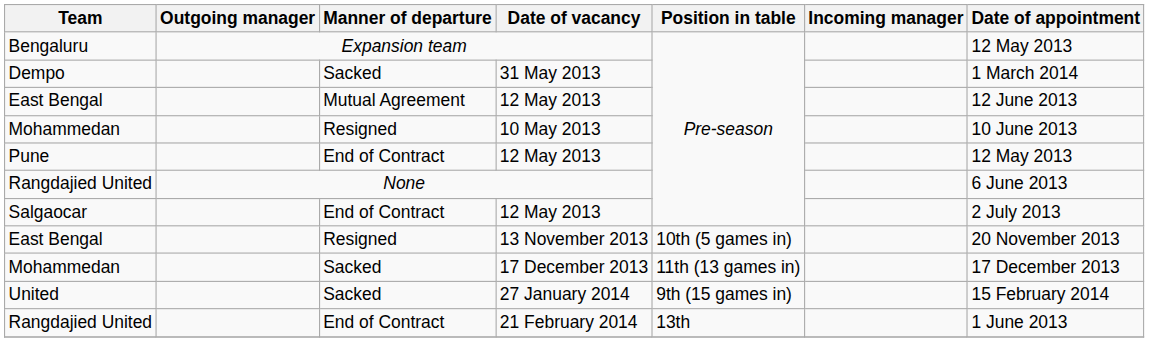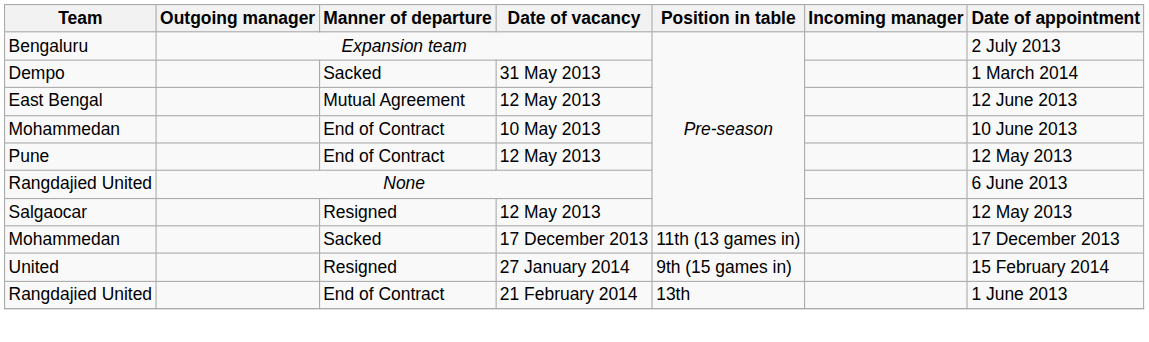(1022, 45) 12 May 2013 -> (1016, 45) 2 July 2013
(360, 128) Resigned -> (384, 128) End of Contract
(384, 211) End of Contract -> (360, 211) Resigned
(1016, 211) 2 July 2013 -> (1022, 211) 12 May 2013
- row: (56, 239)
(352, 294) Sacked -> (360, 267) Resigned
